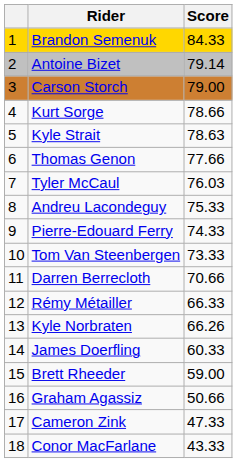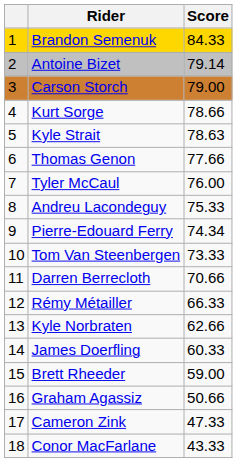(206, 183) 76.03 -> (206, 183) 76.00
(206, 231) 74.33 -> (206, 231) 74.34
(206, 326) 66.26 -> (206, 326) 62.66
